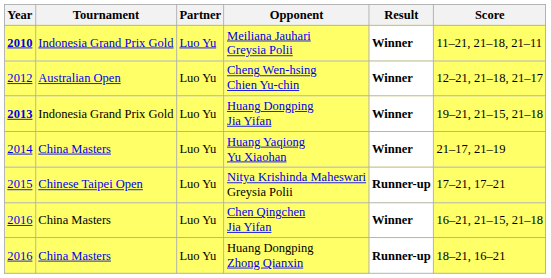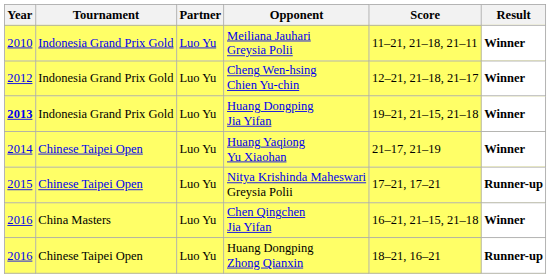columns swapped: (490, 15) <-> (401, 15)
(20, 43) bold -> (20, 43) normal
(79, 78) Australian Open -> (106, 78) Indonesia Grand Prix Gold
(75, 149) China Masters -> (91, 149) Chinese Taipei Open
(75, 255) China Masters -> (91, 255) Chinese Taipei Open
